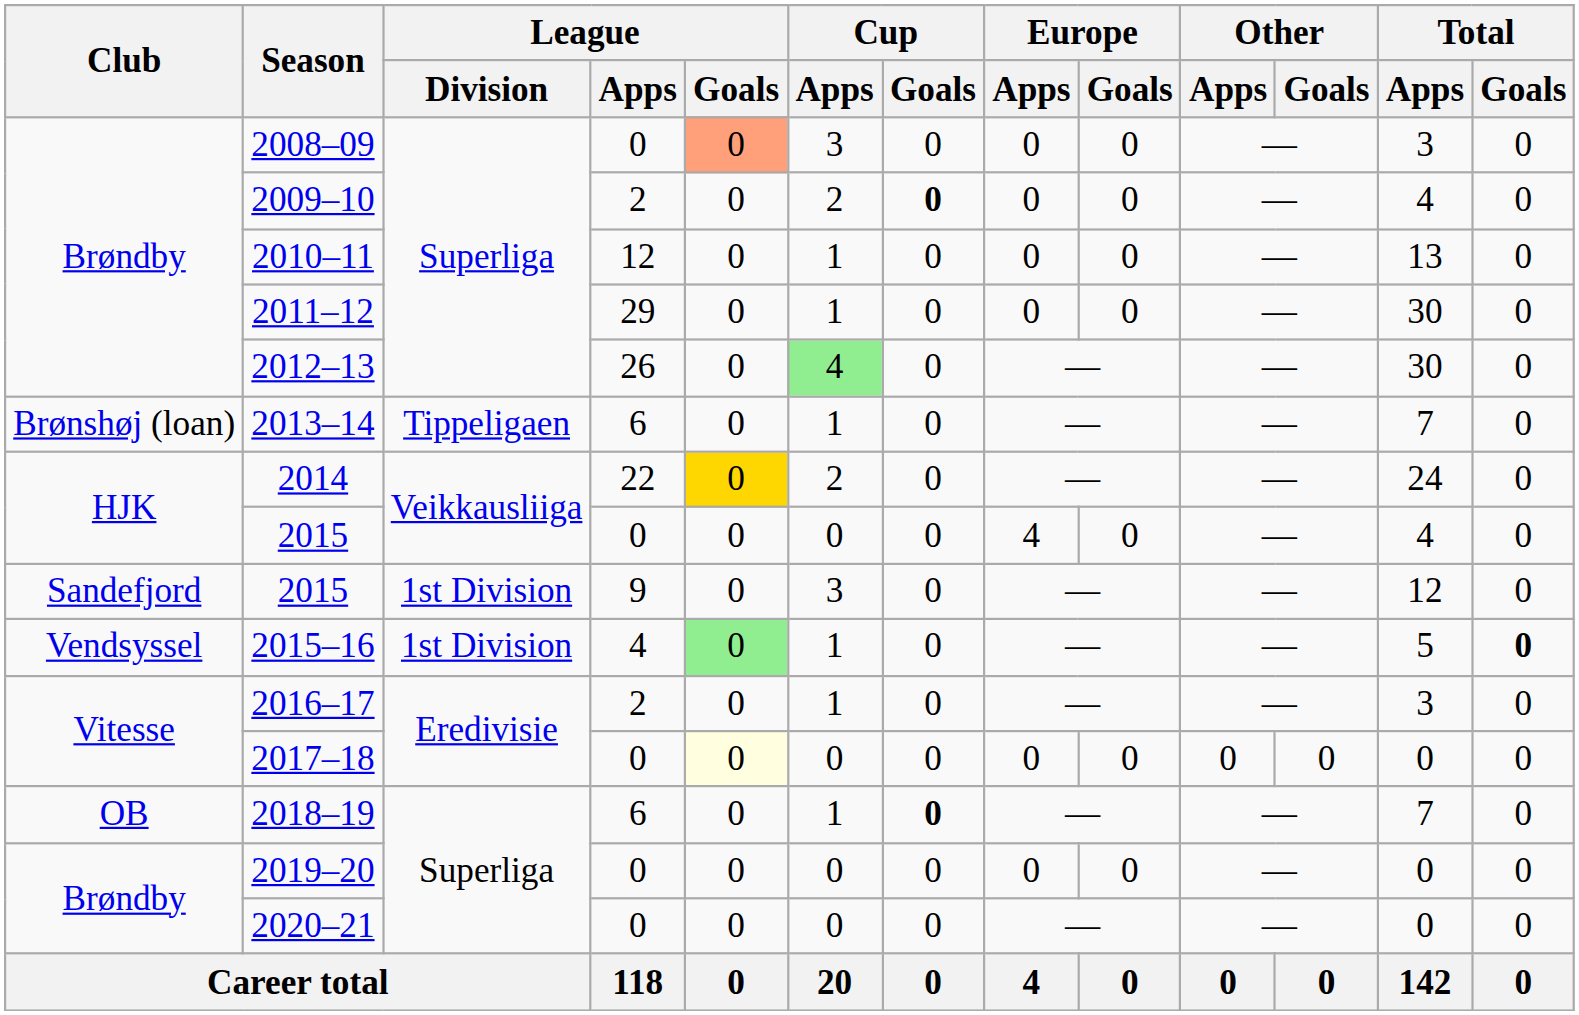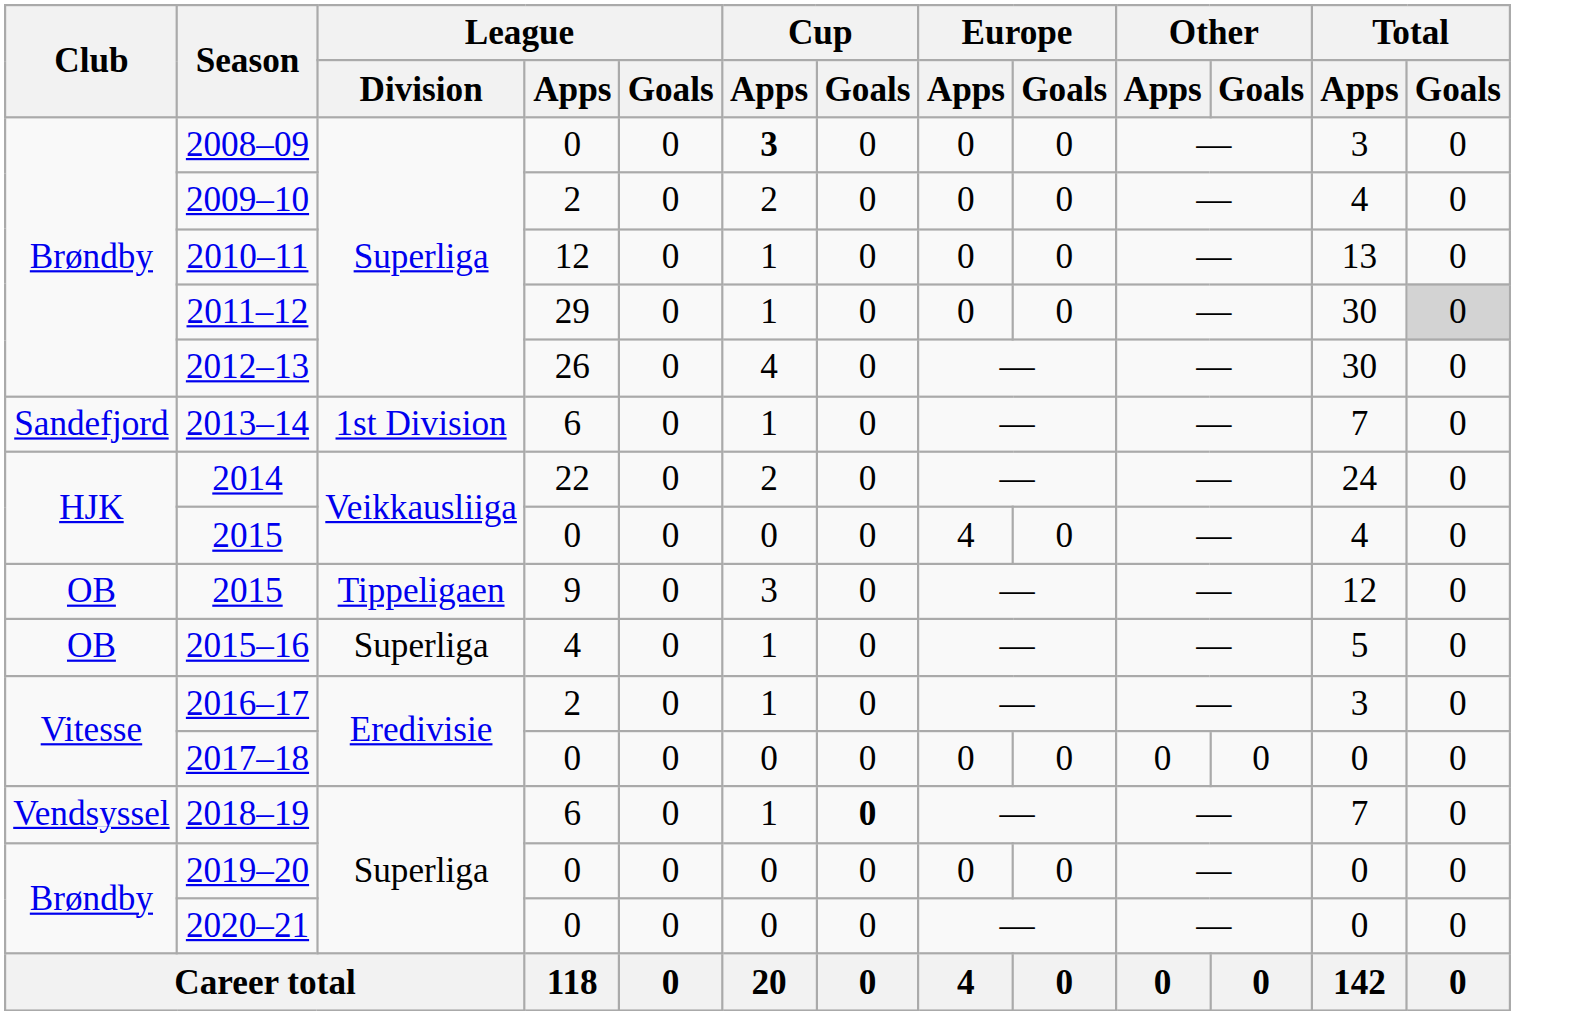(736, 144) lightsalmon background -> (671, 144) no background
(835, 144) normal -> (769, 144) bold
(933, 199) bold -> (867, 199) normal
(1523, 311) no background -> (1458, 311) lightgrey background
(835, 367) lightgreen background -> (769, 367) no background
(124, 423) Brønshøj (loan) -> (91, 423) Sandefjord
(487, 423) Tippeligaen -> (421, 423) 1st Division
(736, 479) gold background -> (671, 479) no background
(124, 590) Sandefjord -> (91, 590) OB
(487, 590) 1st Division -> (421, 590) Tippeligaen
(124, 646) Vendsyssel -> (91, 646) OB
(487, 646) 1st Division -> (421, 646) Superliga
(736, 646) lightgreen background -> (671, 646) no background
(1523, 646) bold -> (1458, 646) normal
(736, 758) lightyellow background -> (671, 758) no background
(124, 813) OB -> (91, 813) Vendsyssel
